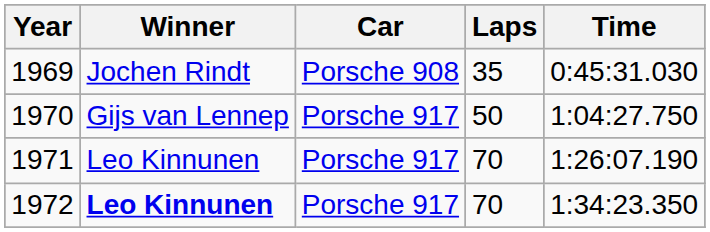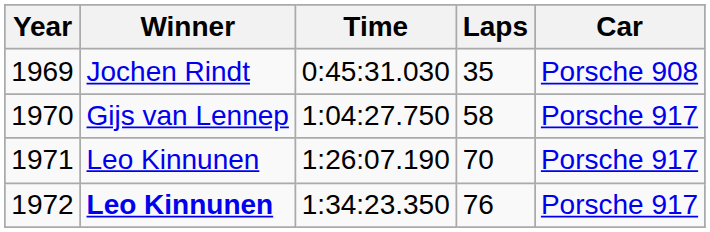columns swapped: (380, 26) <-> (624, 26)
(488, 115) 50 -> (478, 115) 58
(488, 204) 70 -> (478, 204) 76
